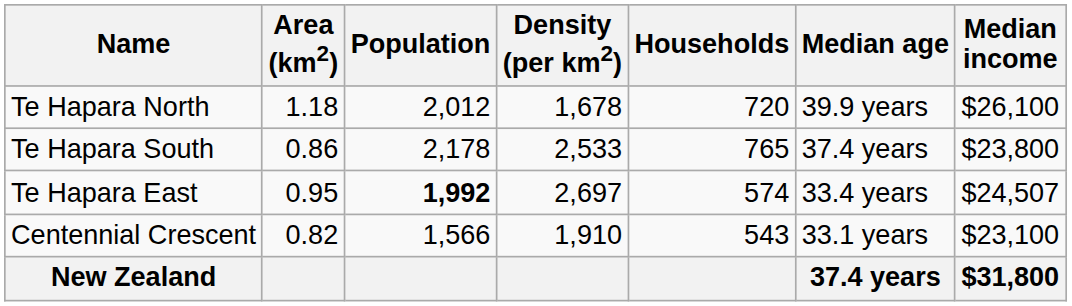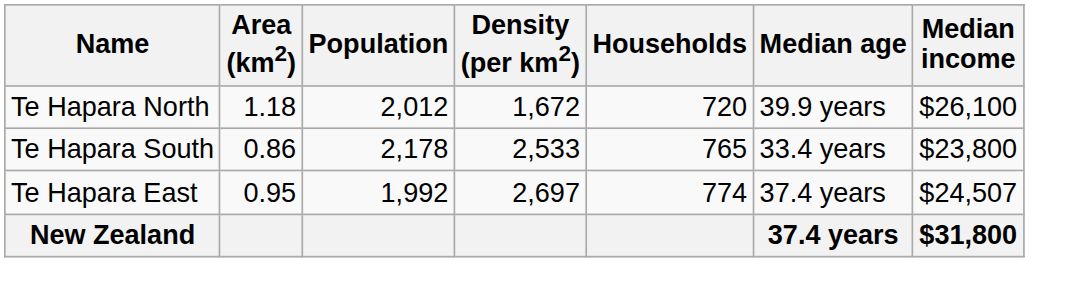(588, 106) 1,678 -> (546, 106) 1,672
(865, 149) 37.4 years -> (823, 149) 33.4 years
(456, 192) bold -> (414, 192) normal
(767, 192) 574 -> (725, 192) 774
(865, 192) 33.4 years -> (823, 192) 37.4 years
- row: (134, 235)
